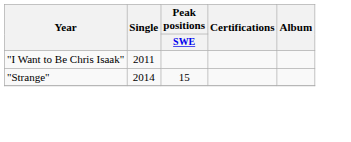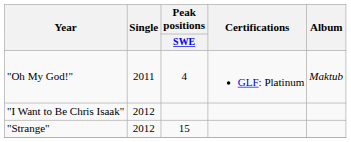+ row: (40, 76)
(144, 59) 2011 -> (144, 111) 2012
(144, 77) 2014 -> (144, 129) 2012
